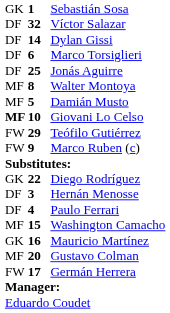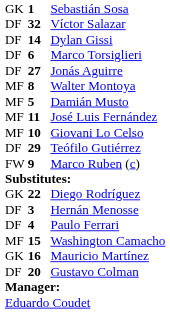(34, 70) 25 -> (34, 70) 27
+ row: (104, 117)
(15, 117) bold -> (14, 132) normal
(15, 132) FW -> (13, 148) DF
(14, 256) MF -> (13, 271) DF
- row: (93, 271)
